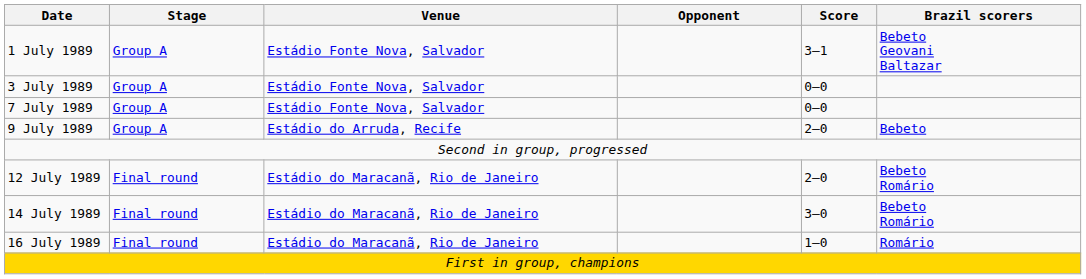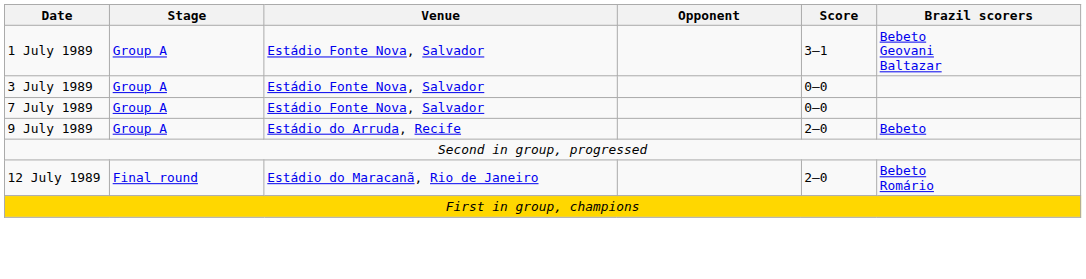- row: (54, 214)
- row: (54, 242)
